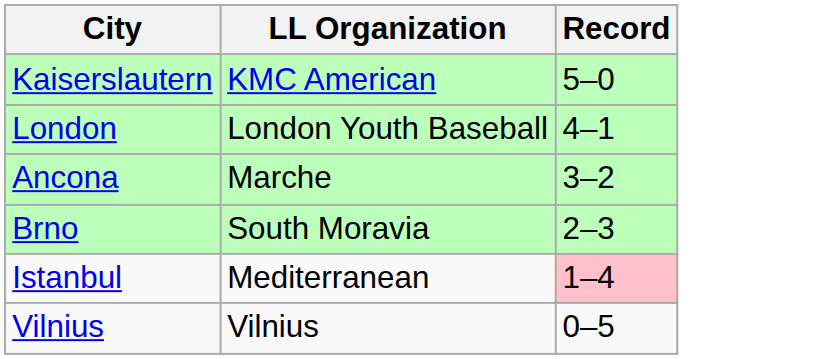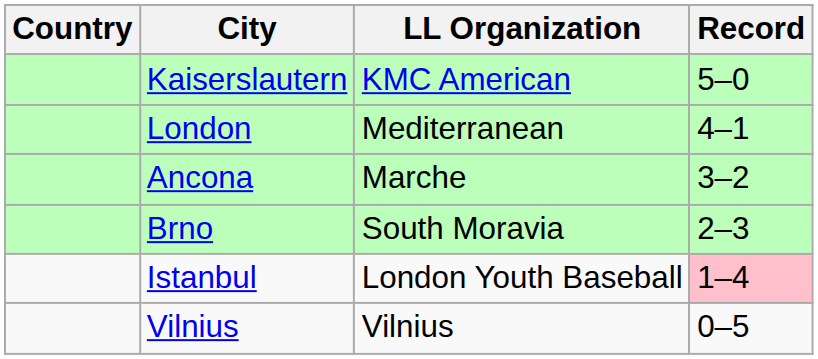+ column: (72, 29)
(388, 128) London Youth Baseball -> (463, 128) Mediterranean
(328, 278) Mediterranean -> (522, 278) London Youth Baseball
